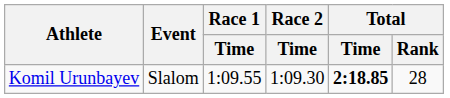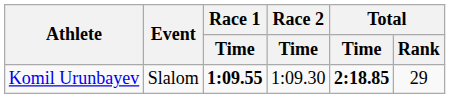(234, 79) normal -> (235, 79) bold
(418, 79) 28 -> (419, 79) 29
